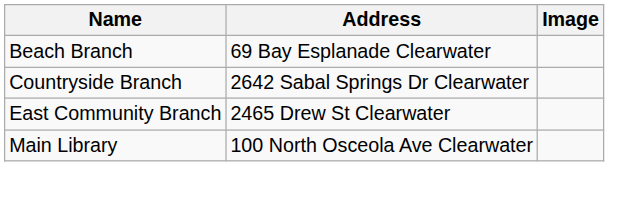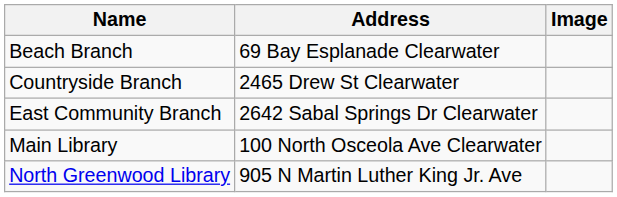(380, 82) 2642 Sabal Springs Dr Clearwater -> (349, 82) 2465 Drew St Clearwater
(340, 113) 2465 Drew St Clearwater -> (388, 113) 2642 Sabal Springs Dr Clearwater
+ row: (120, 176)
